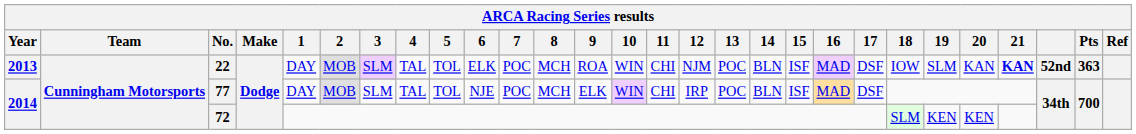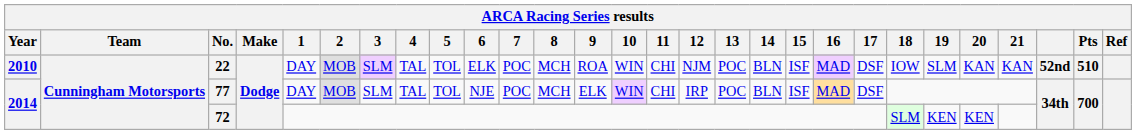(22, 66) 2013 -> (22, 66) 2010
(1018, 66) bold -> (1017, 66) normal
(1089, 66) 363 -> (1088, 66) 510
